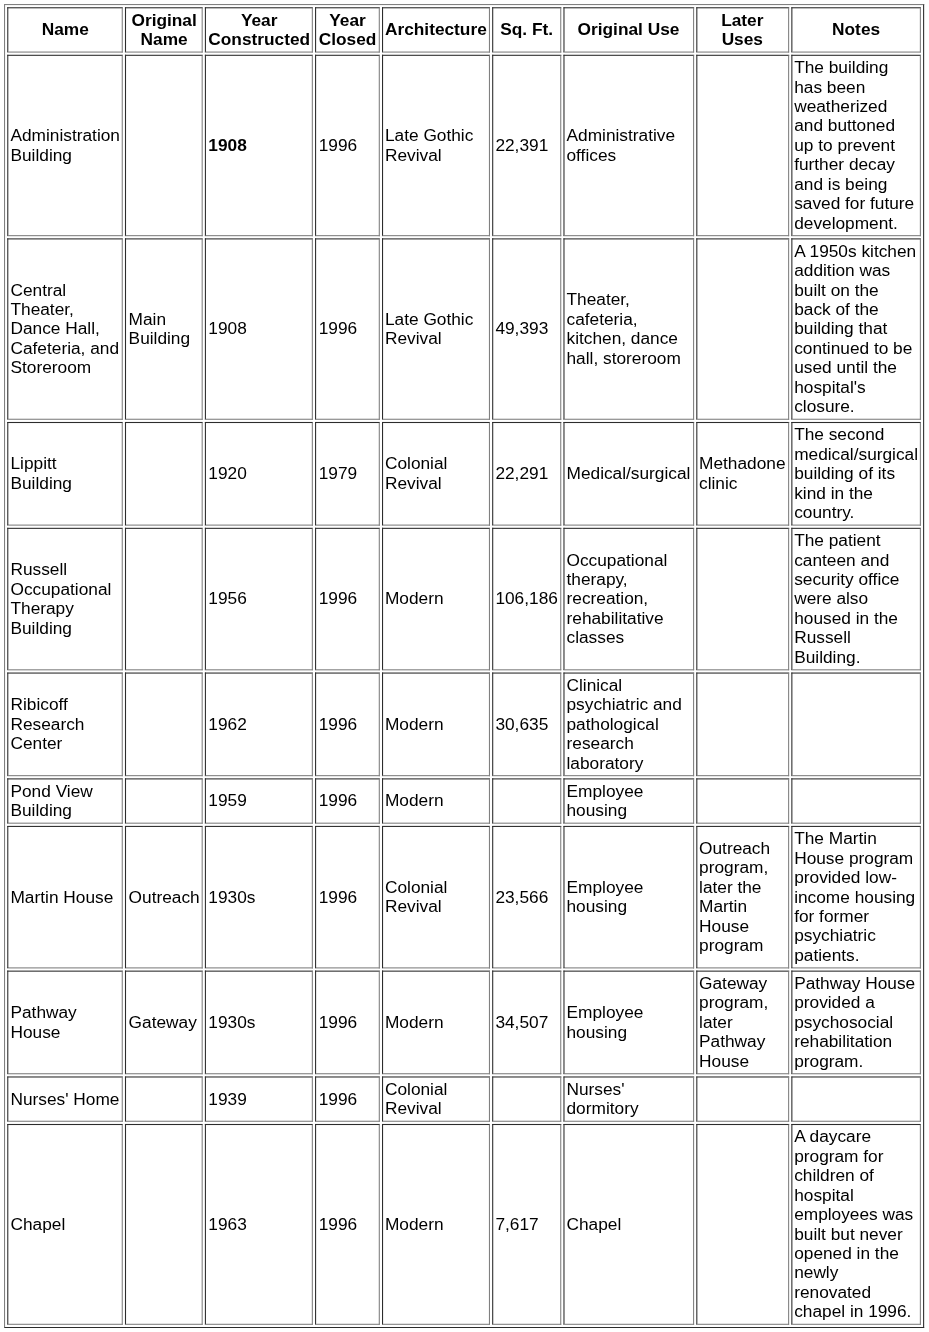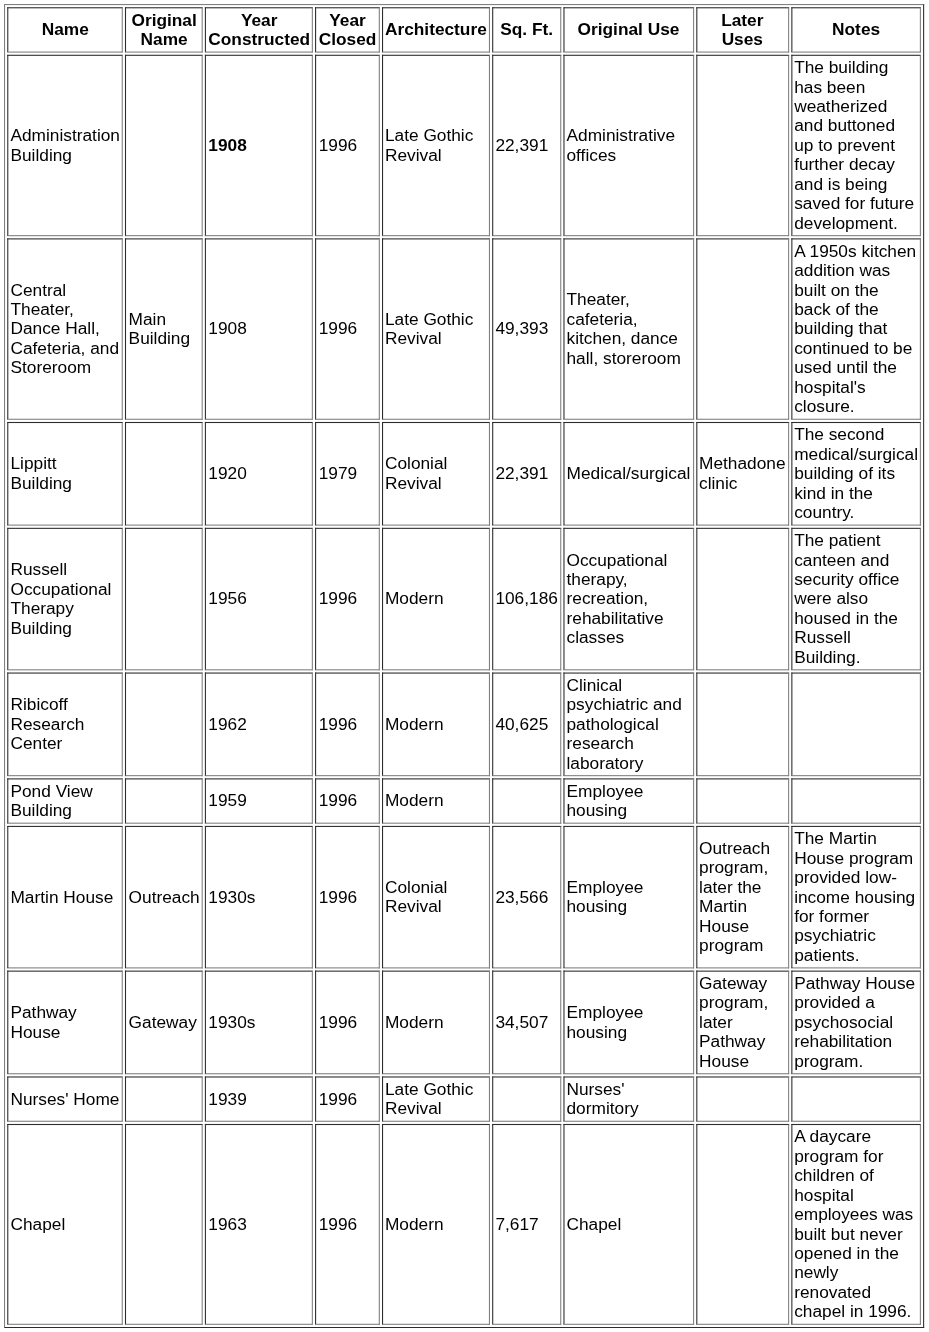(522, 473) 22,291 -> (522, 473) 22,391
(522, 724) 30,635 -> (522, 724) 40,625
(416, 1099) Colonial Revival -> (429, 1099) Late Gothic Revival
